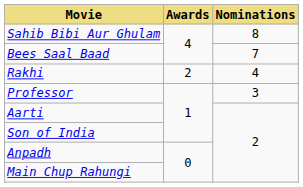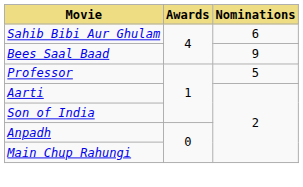(255, 34) 8 -> (255, 34) 6
(255, 54) 7 -> (255, 54) 9
- row: (26, 73)
(255, 93) 3 -> (255, 73) 5
